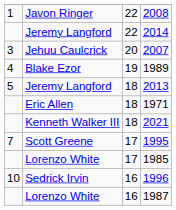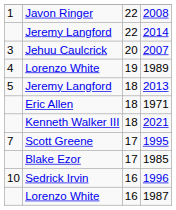(53, 68) Blake Ezor -> (62, 68) Lorenzo White
(62, 159) Lorenzo White -> (53, 159) Blake Ezor
